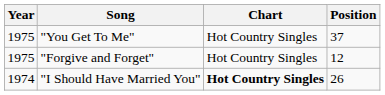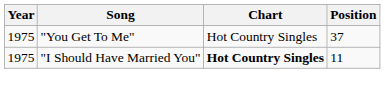- row: (97, 57)
(21, 79) 1974 -> (21, 57) 1975
(337, 79) 26 -> (337, 57) 11
